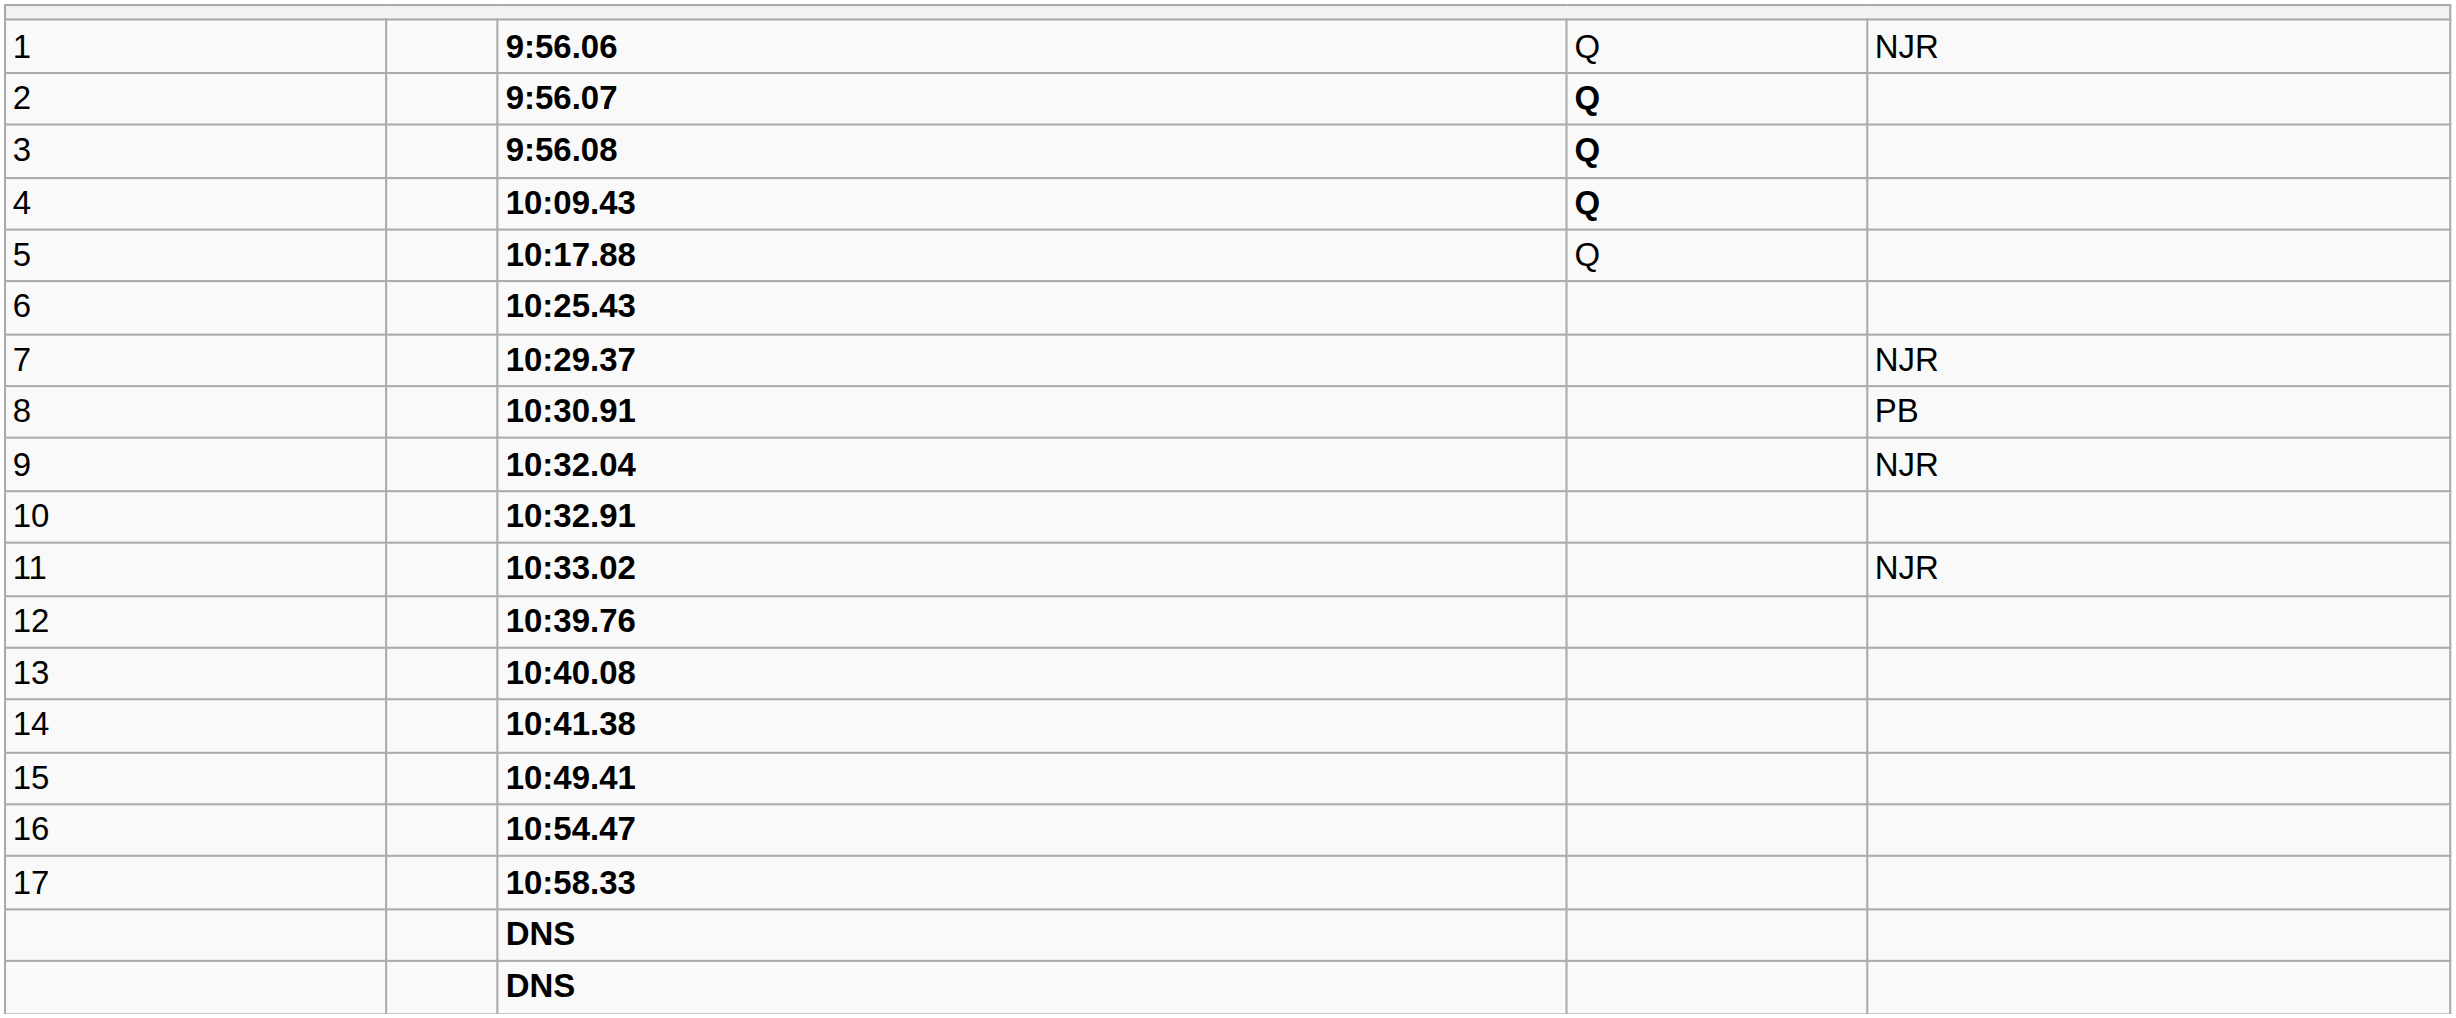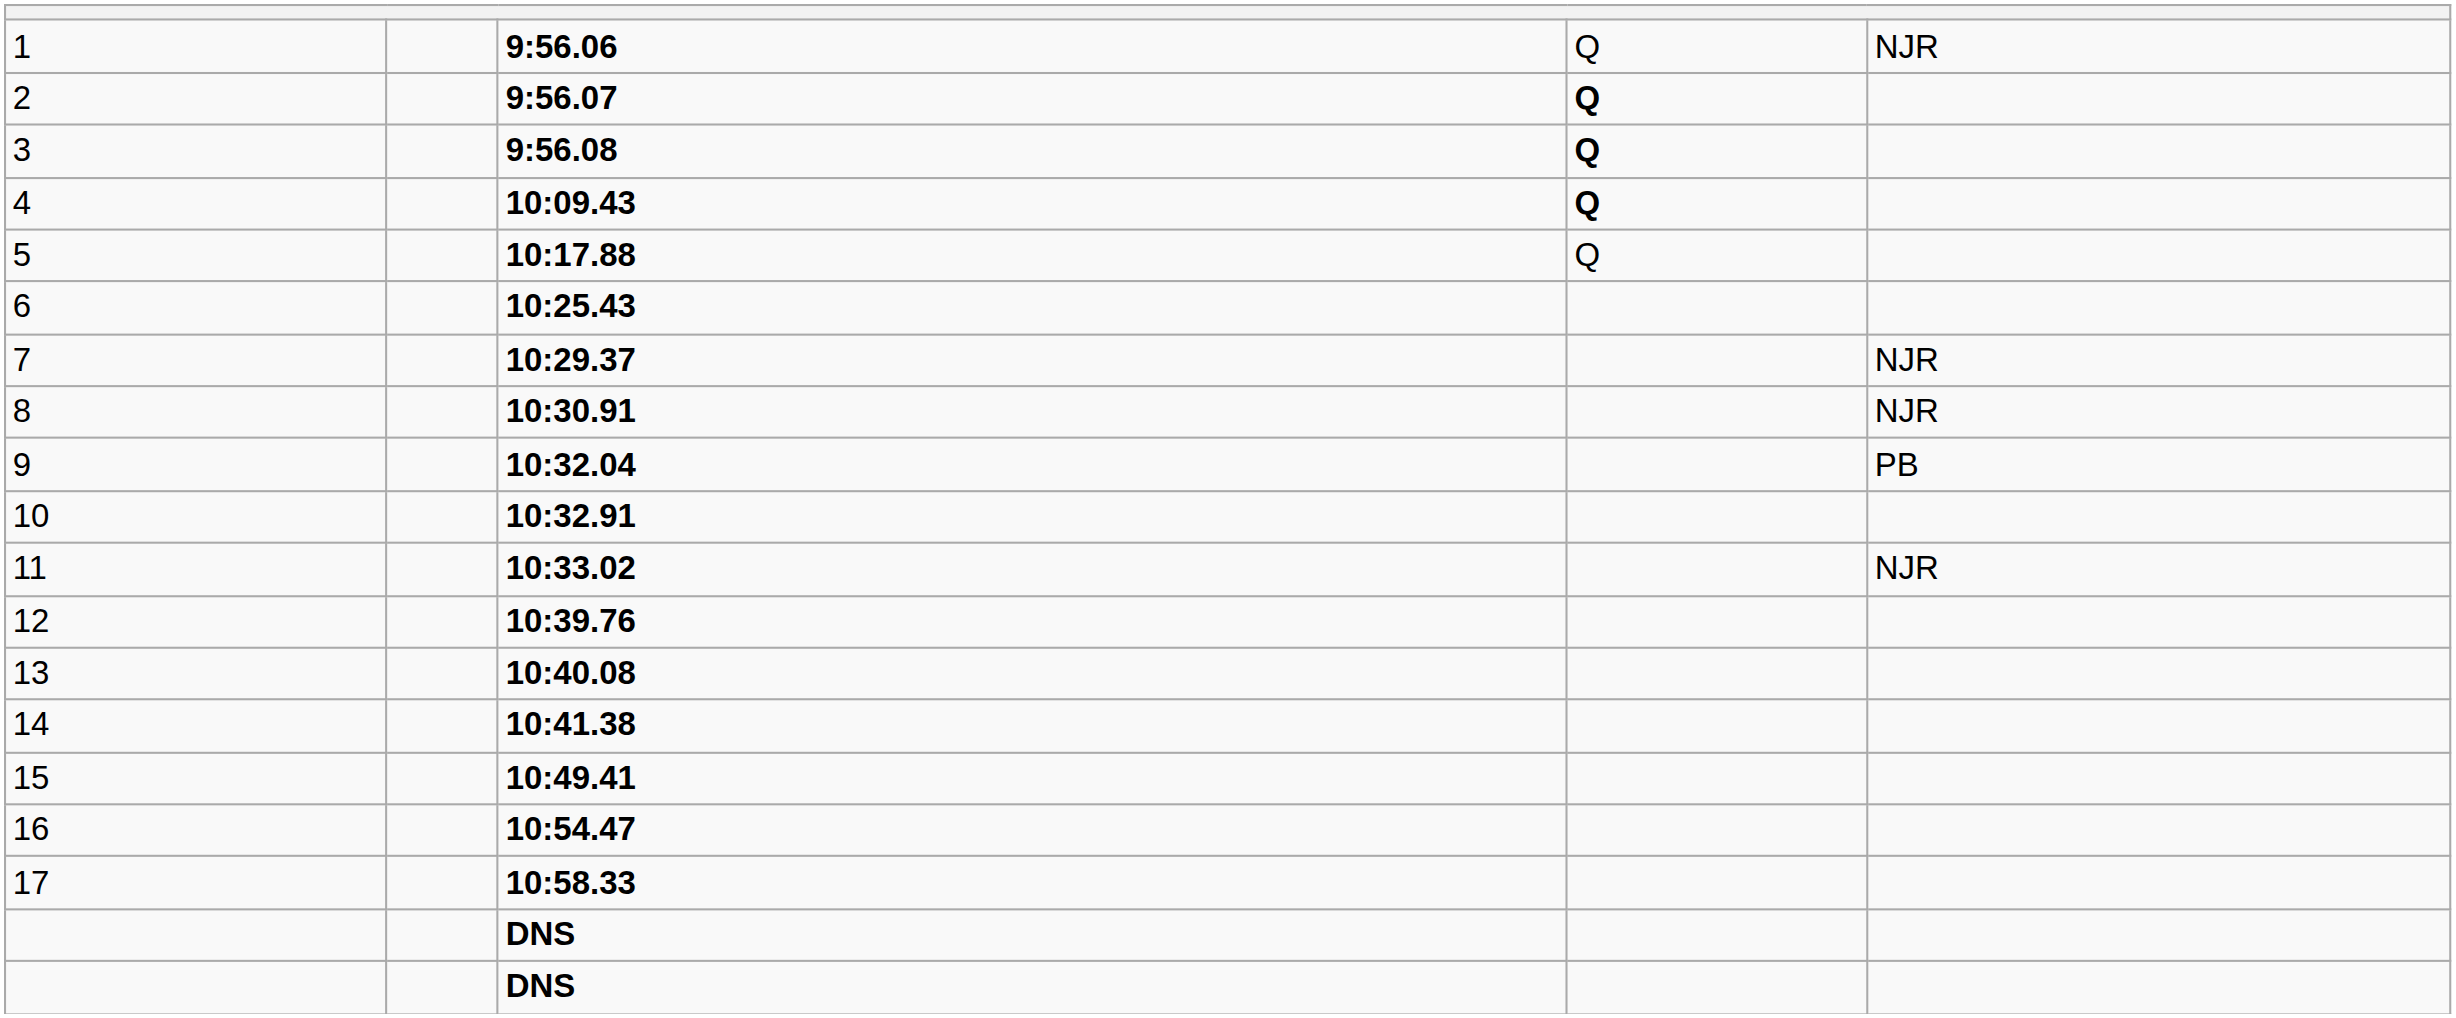(1897, 411) PB -> (1907, 411) NJR
(1907, 464) NJR -> (1897, 464) PB
